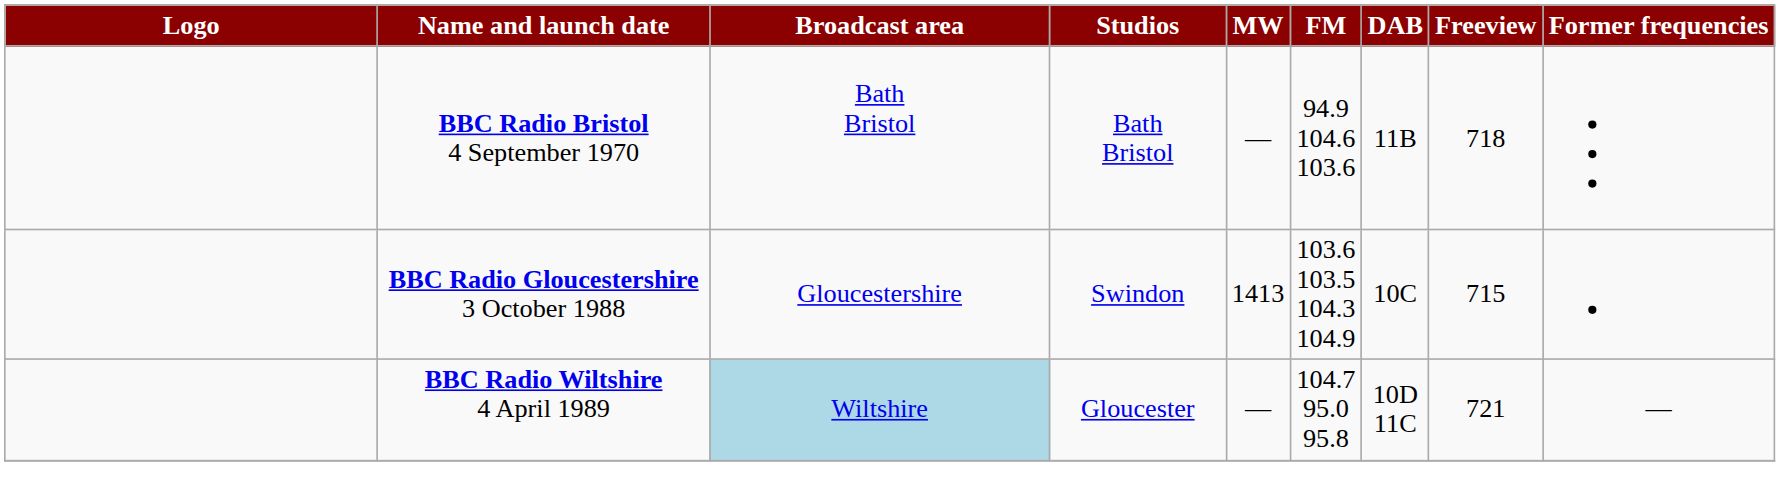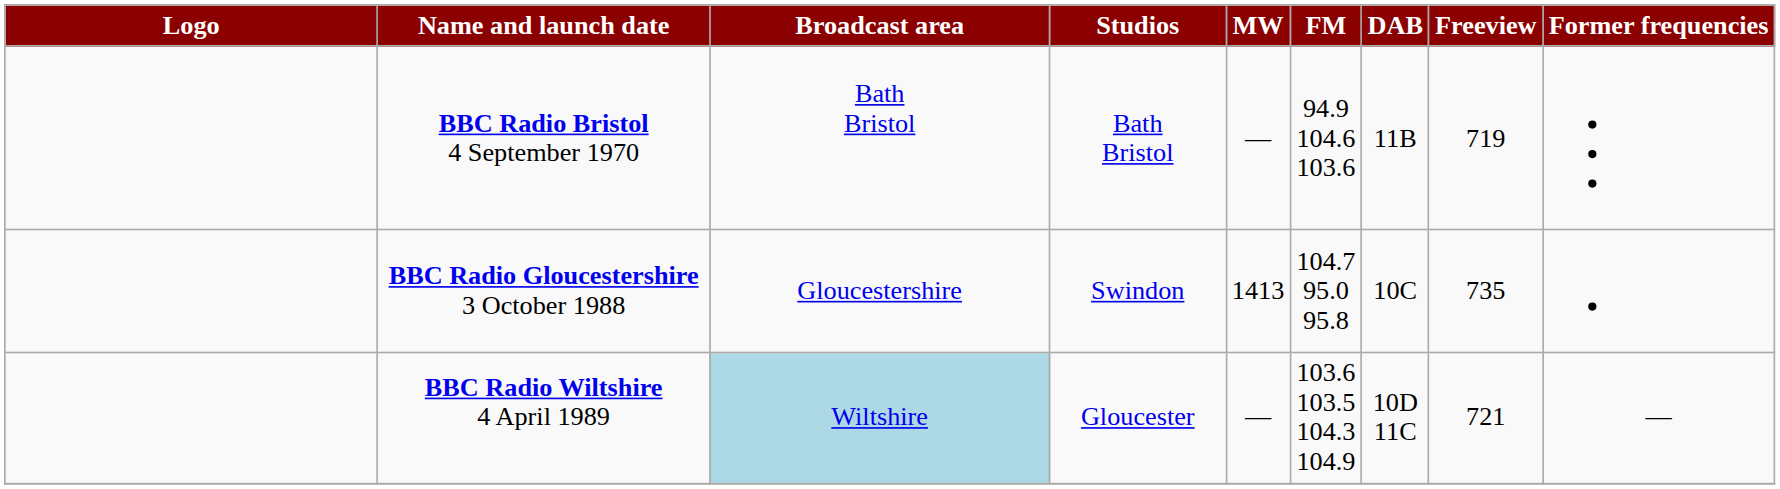(1486, 137) 718 -> (1486, 137) 719
(1326, 293) 103.6 103.5 104.3 104.9 -> (1326, 290) 104.7 95.0 95.8
(1486, 293) 715 -> (1486, 290) 735
(1326, 409) 104.7 95.0 95.8 -> (1326, 417) 103.6 103.5 104.3 104.9
